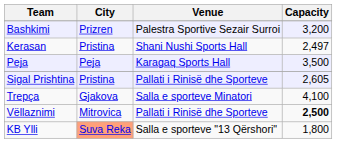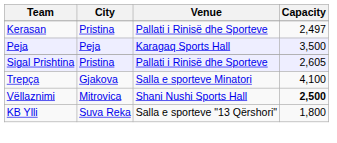- row: (28, 29)
(191, 46) Shani Nushi Sports Hall -> (202, 29) Pallati i Rinisë dhe Sporteve
(202, 113) Pallati i Rinisë dhe Sporteve -> (191, 96) Shani Nushi Sports Hall
(105, 130) lightsalmon background -> (105, 113) no background
